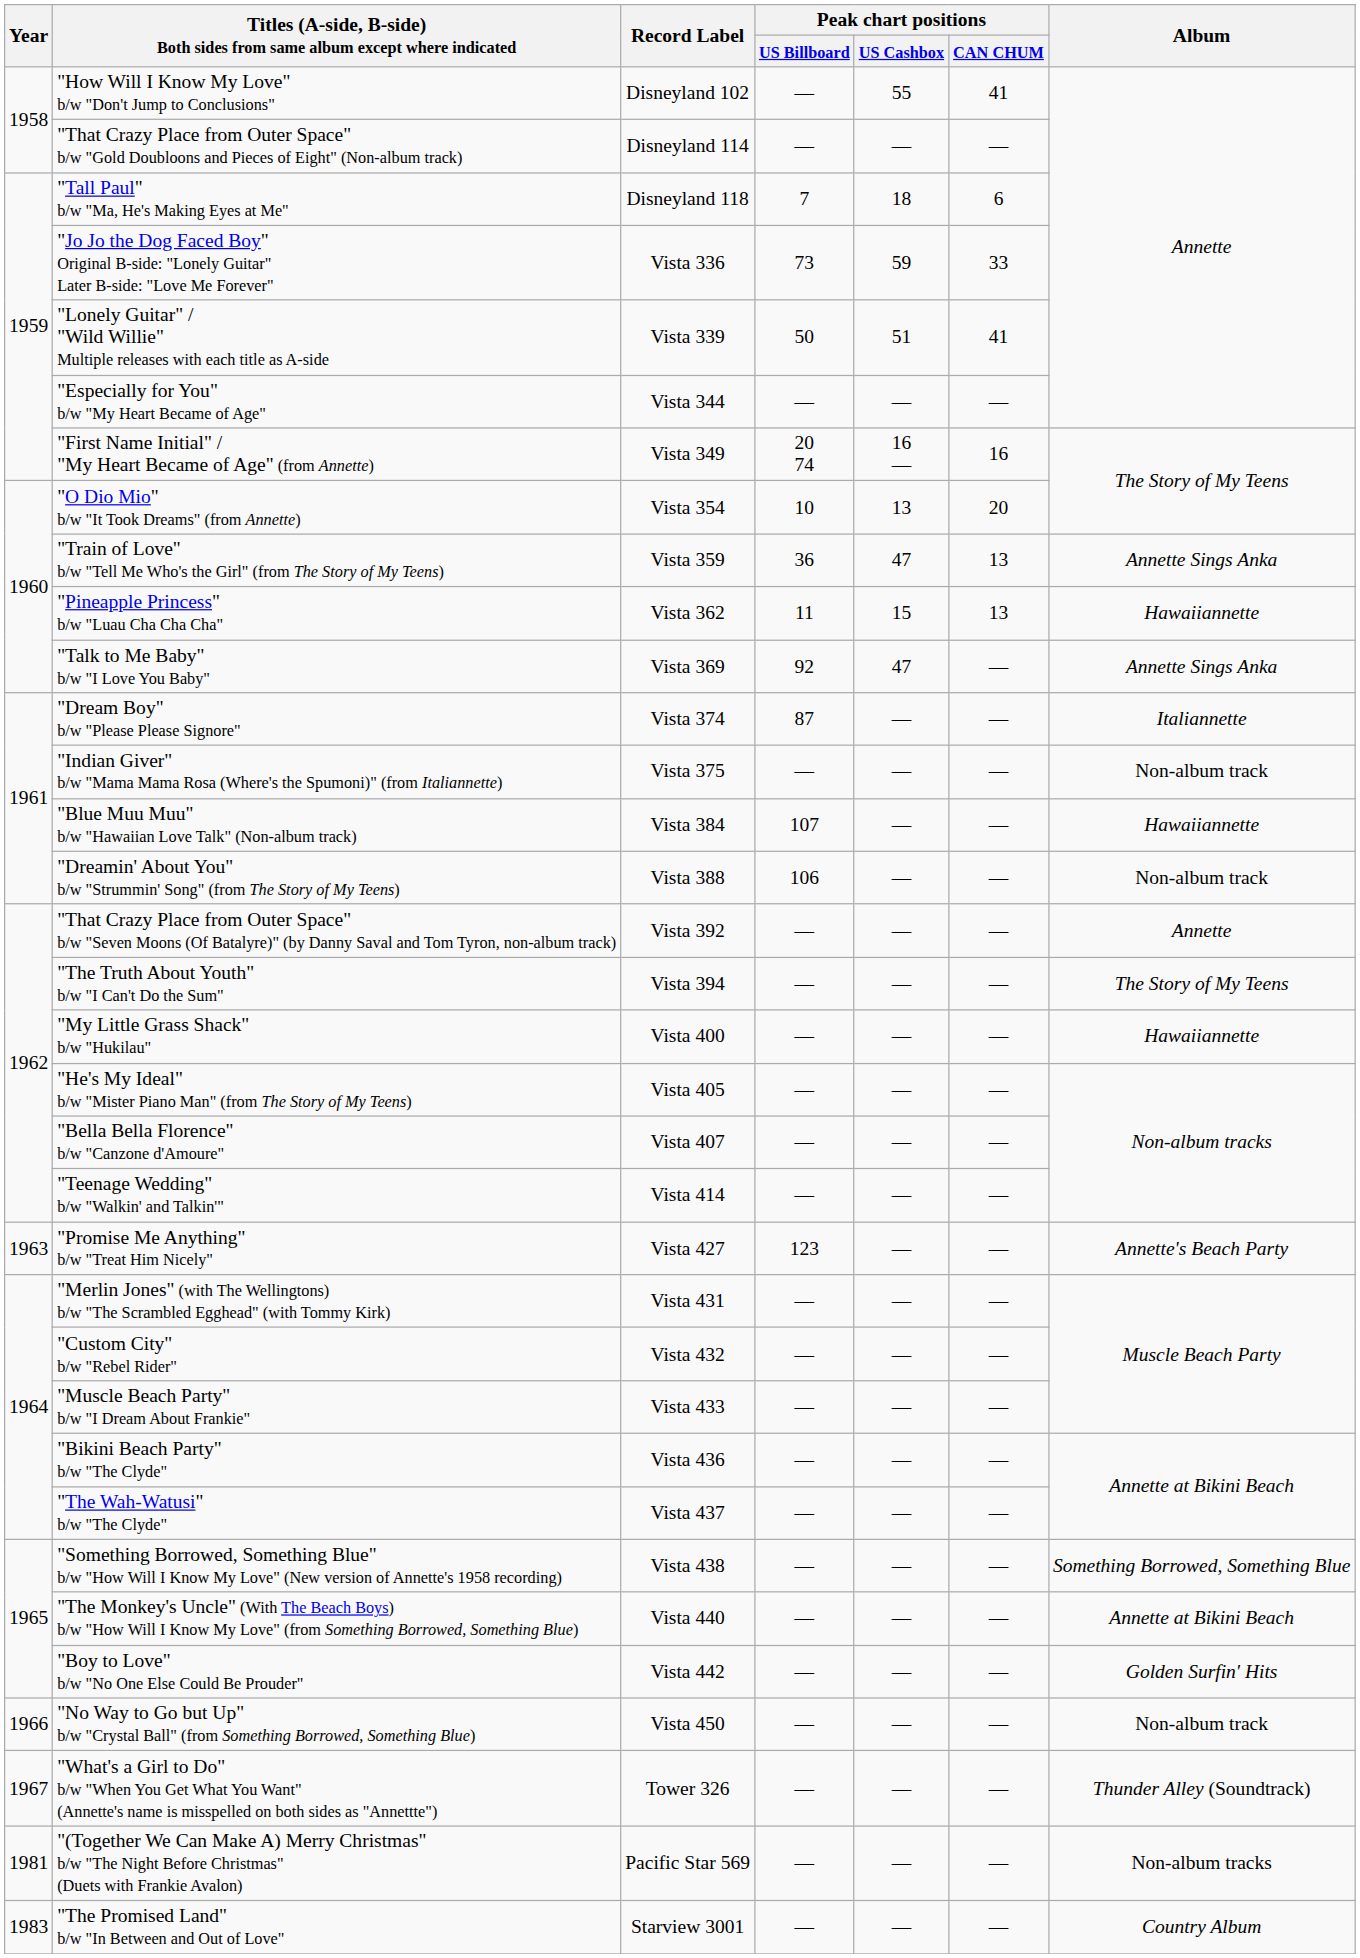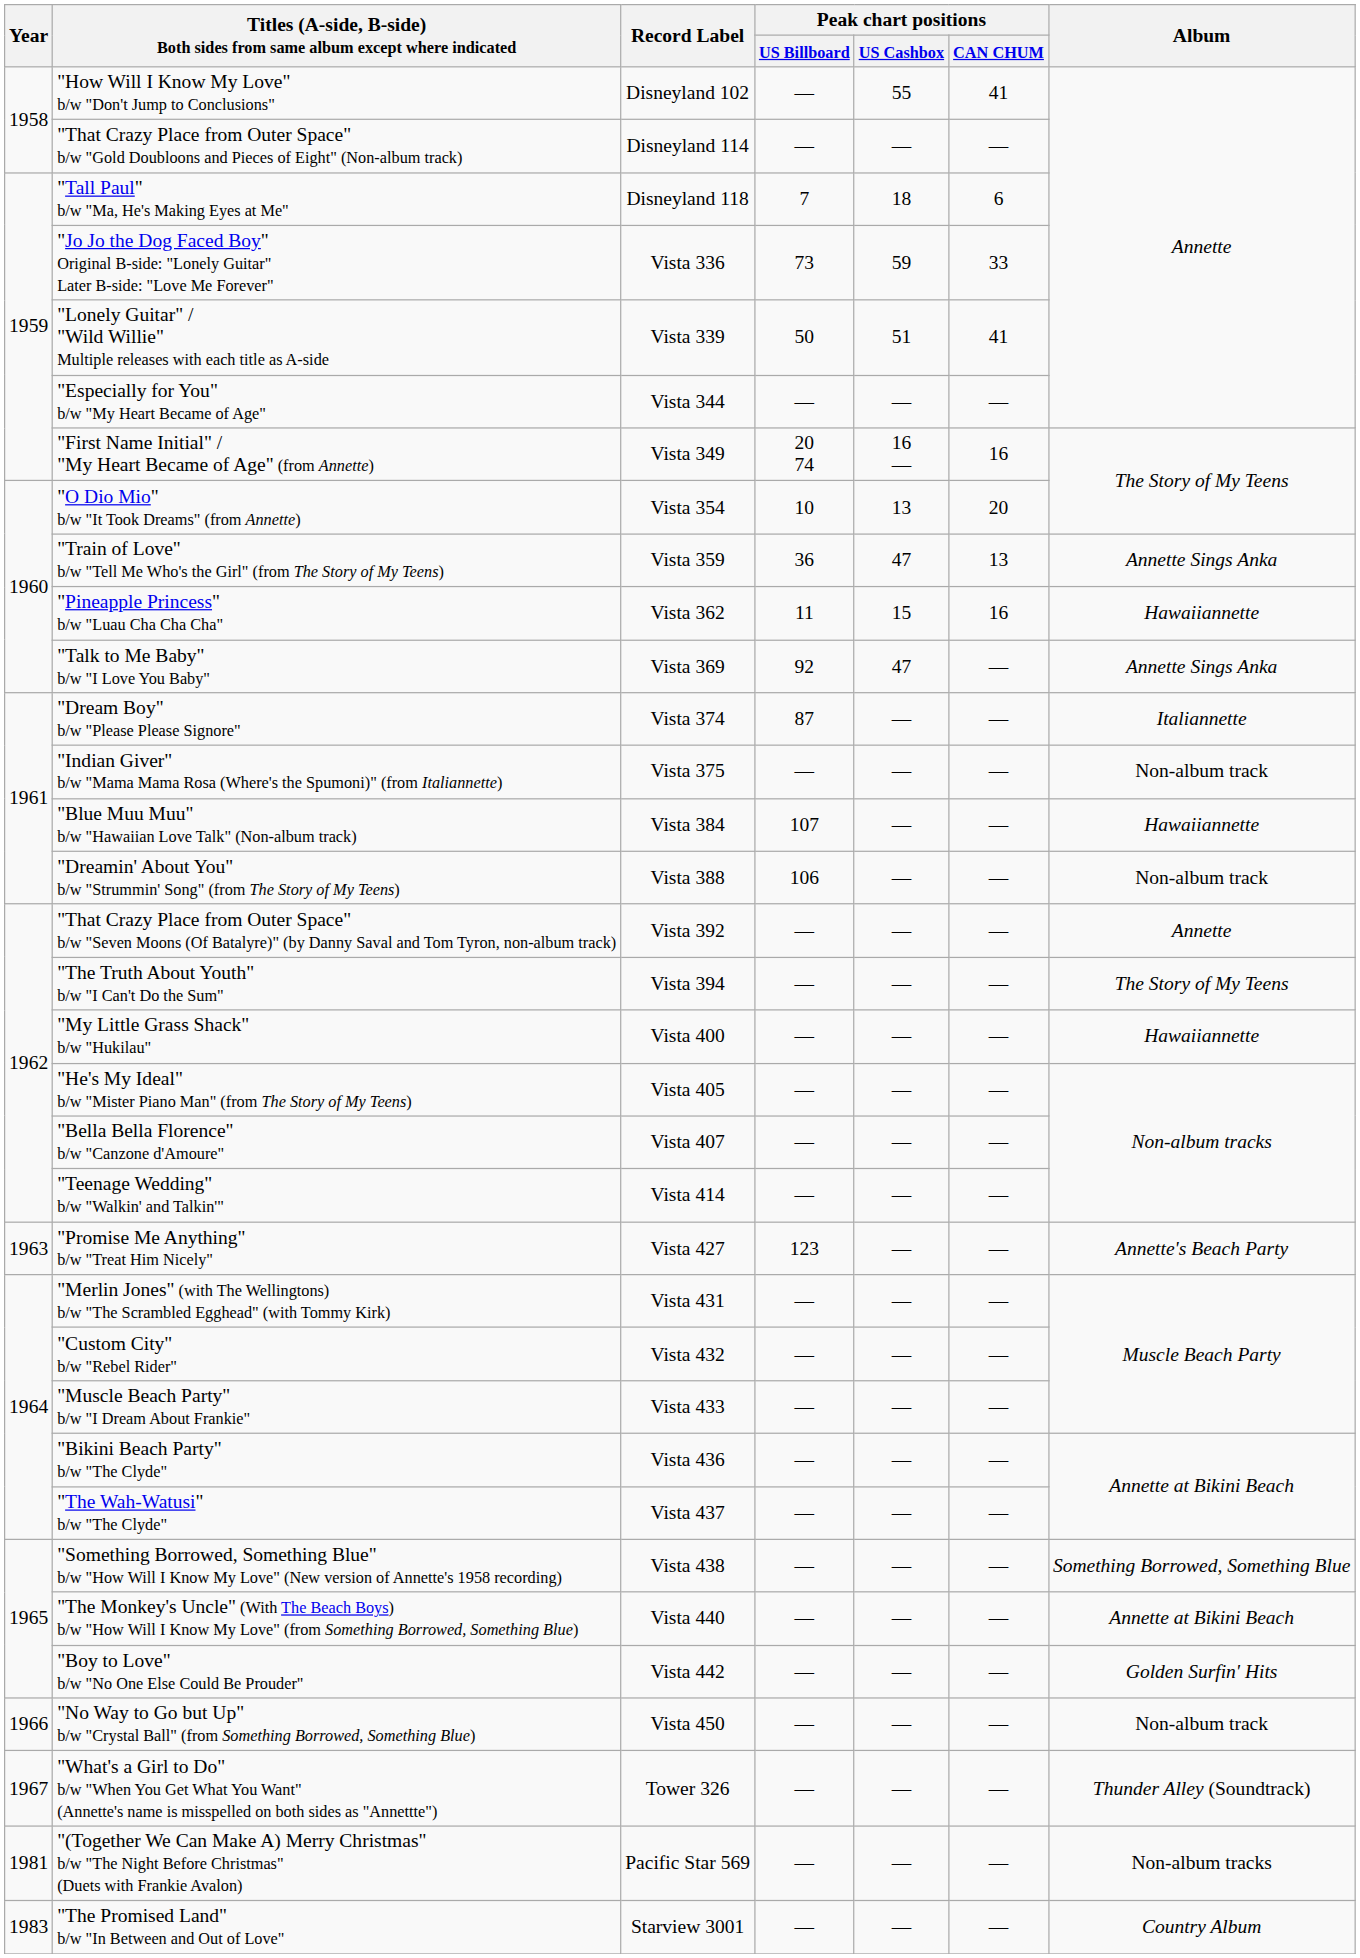(999, 613) 13 -> (999, 613) 16
